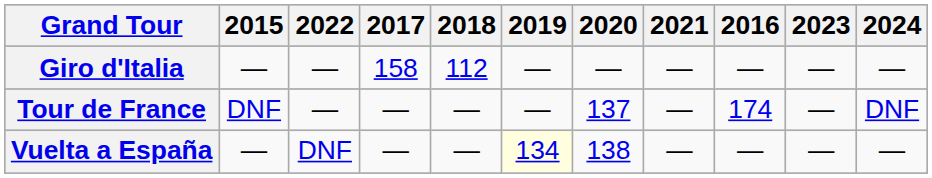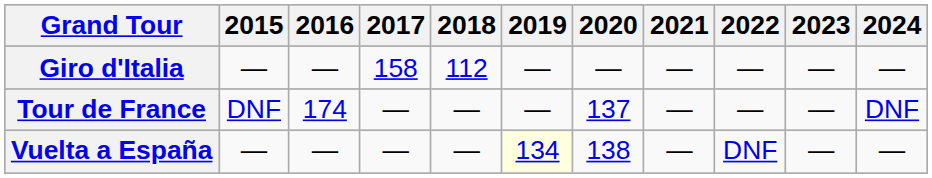columns swapped: (750, 25) <-> (325, 25)
